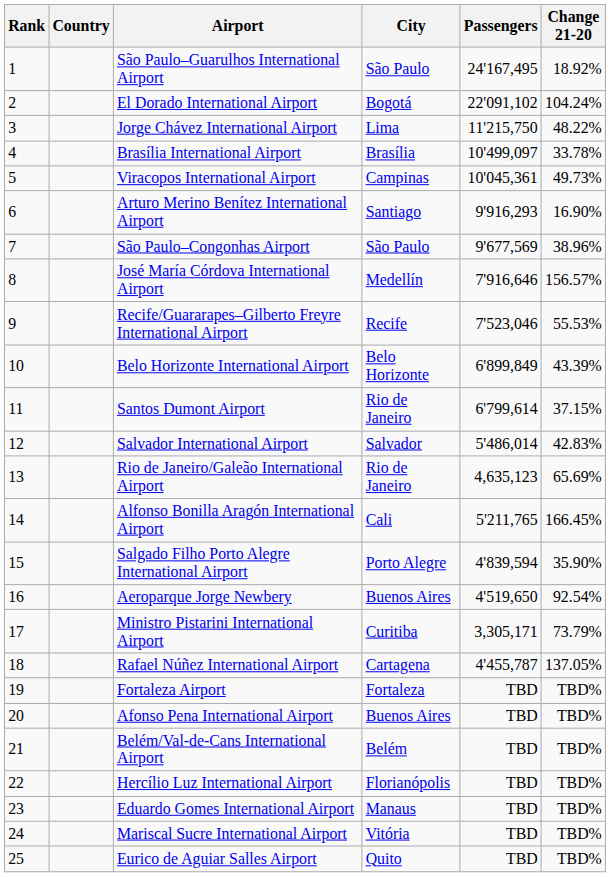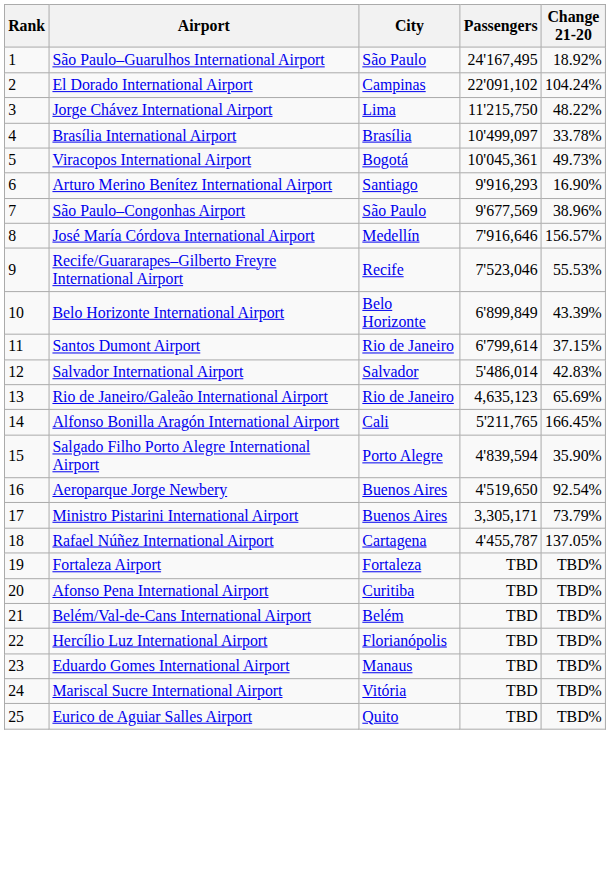- column: (81, 25)
(389, 102) Bogotá -> (394, 85) Campinas
(397, 178) Campinas -> (385, 160) Bogotá
(392, 631) Curitiba -> (405, 515) Buenos Aires
(408, 715) Buenos Aires -> (388, 590) Curitiba
